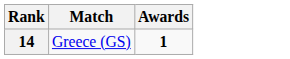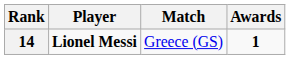+ column: (94, 16)
